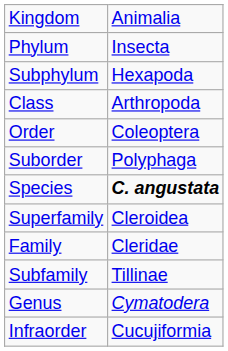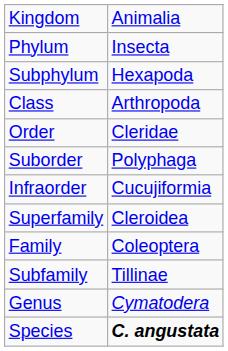(155, 132) Coleoptera -> (145, 132) Cleridae
rows swapped: (48, 331) <-> (41, 189)
(145, 246) Cleridae -> (155, 246) Coleoptera
